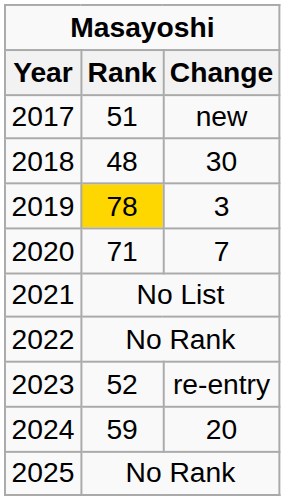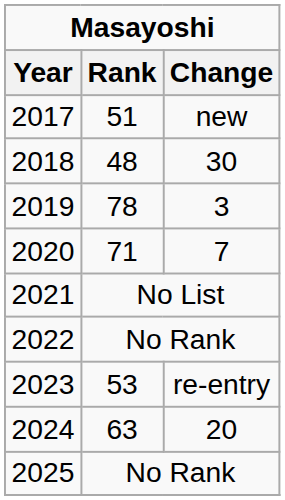(122, 206) gold background -> (122, 206) no background
(122, 384) 52 -> (122, 384) 53
(122, 429) 59 -> (122, 429) 63
